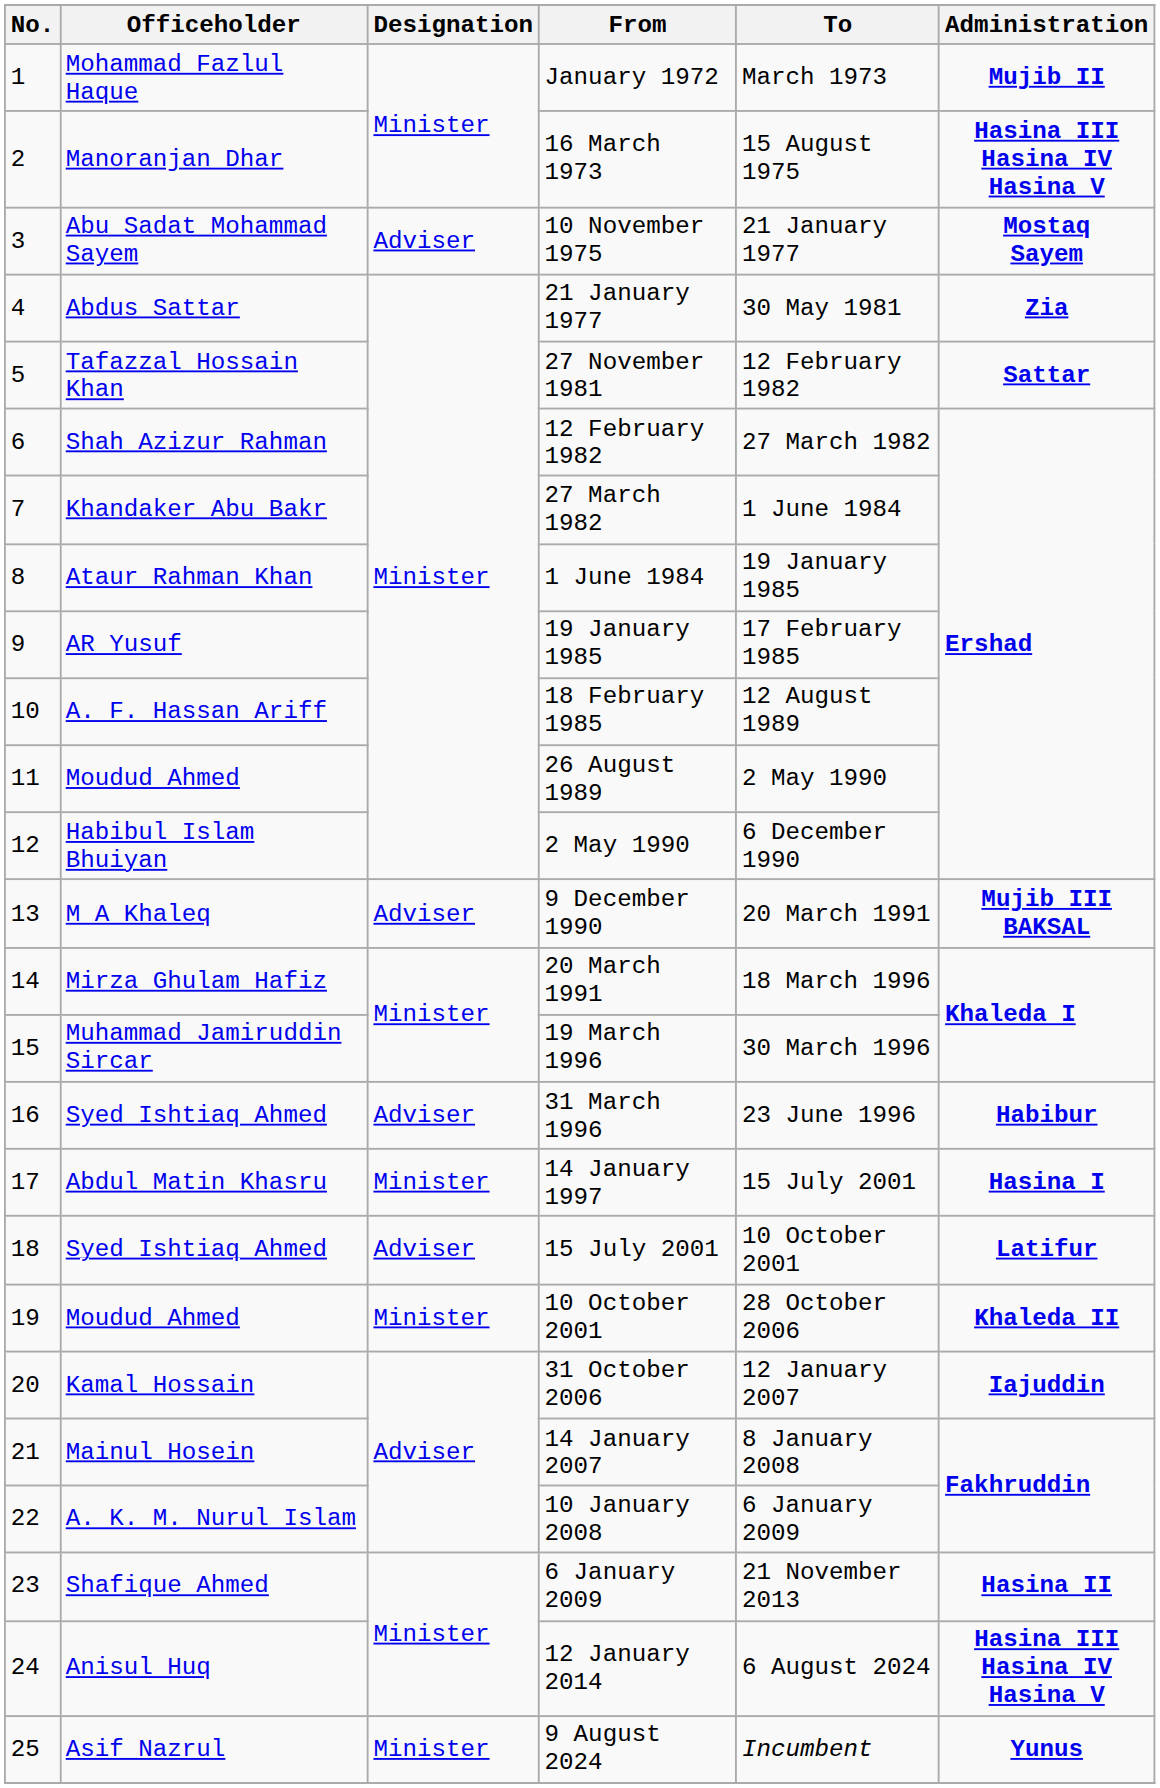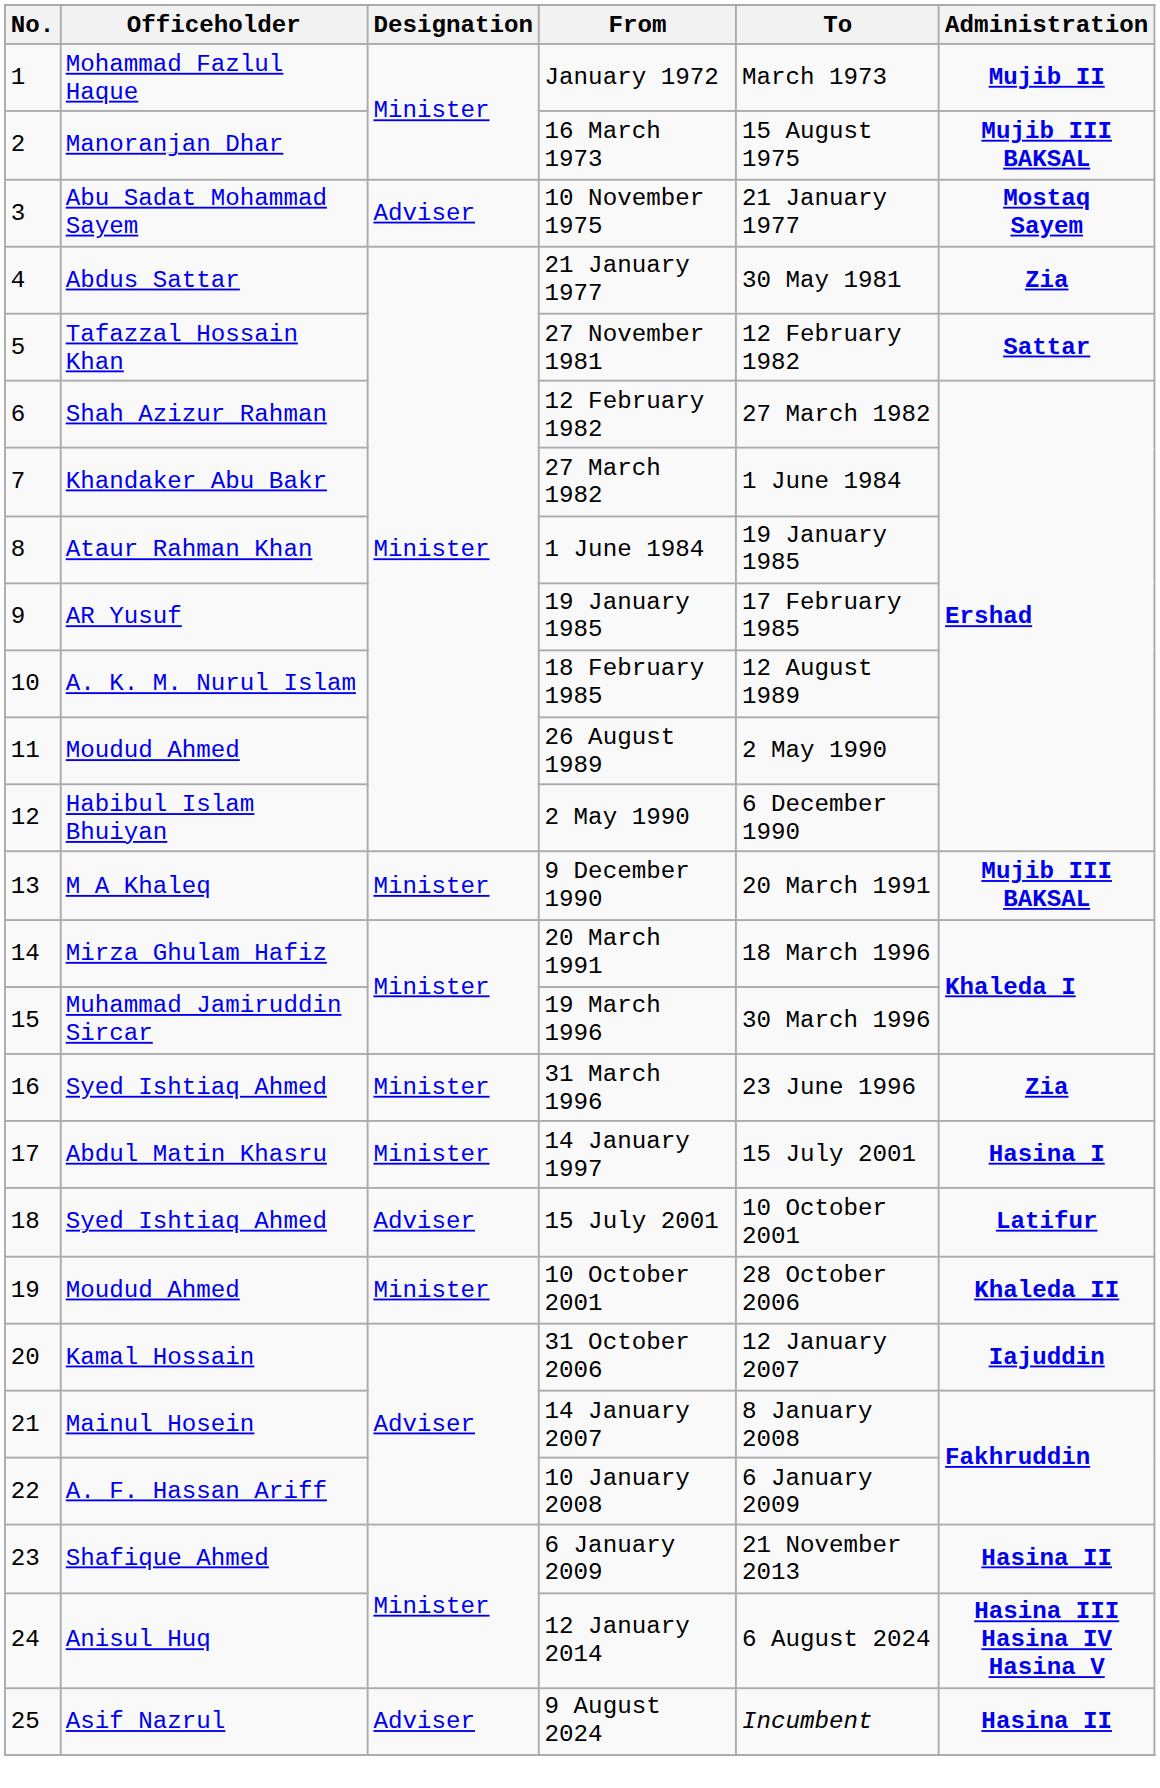(1047, 159) Hasina III Hasina IV Hasina V -> (1047, 145) Mujib III BAKSAL
(196, 712) A. F. Hassan Ariff -> (211, 684) A. K. M. Nurul Islam
(424, 914) Adviser -> (431, 886) Minister
(424, 1116) Adviser -> (431, 1088) Minister
(1047, 1116) Habibur -> (1047, 1088) Zia
(211, 1519) A. K. M. Nurul Islam -> (196, 1491) A. F. Hassan Ariff
(431, 1749) Minister -> (424, 1721) Adviser
(1047, 1749) Yunus -> (1047, 1721) Hasina II
